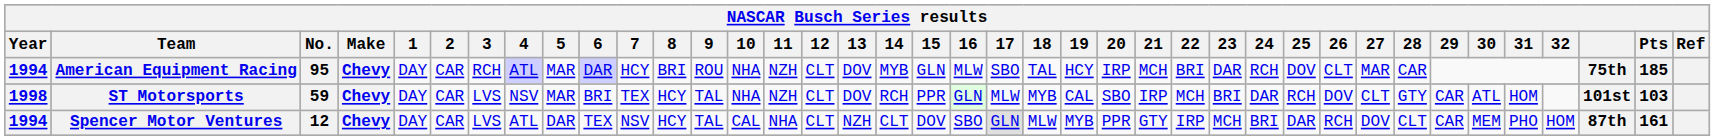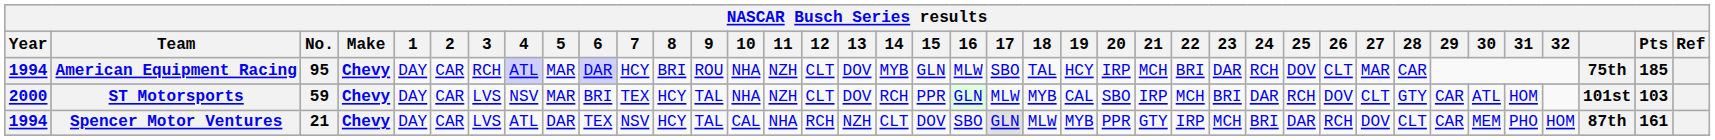(28, 96) 1998 -> (28, 96) 2000
(319, 122) 12 -> (319, 122) 21
(820, 122) CLT -> (820, 122) RCH
